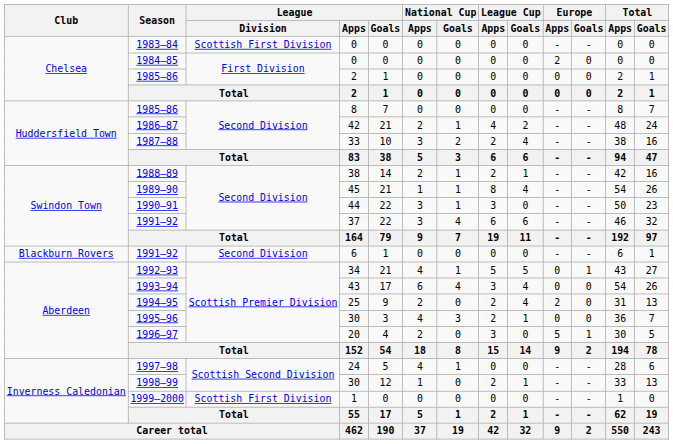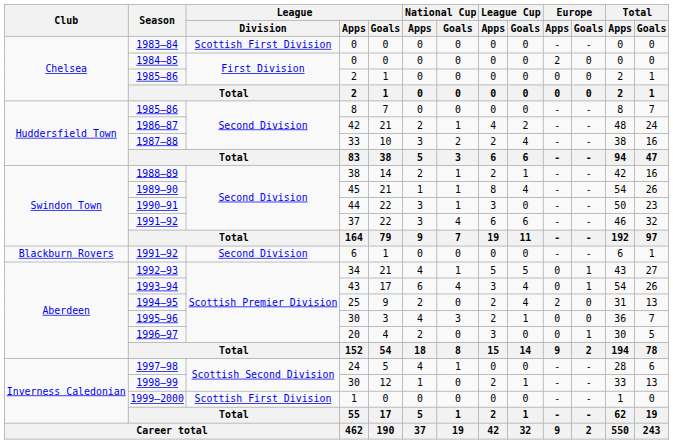(589, 286) 0 -> (589, 286) 1
(557, 334) 5 -> (557, 334) 0
